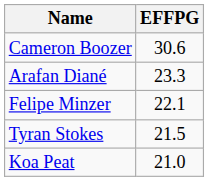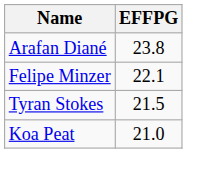- row: (70, 47)
(170, 76) 23.3 -> (149, 47) 23.8
